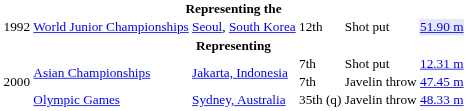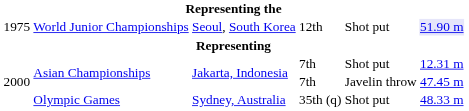(17, 27) 1992 -> (17, 27) 1975
(381, 100) Javelin throw -> (367, 100) Shot put
